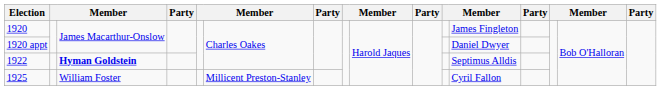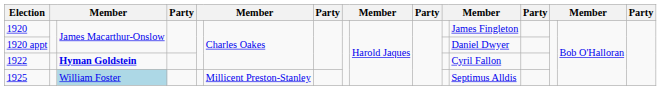(484, 61) Septimus Alldis -> (476, 61) Cyril Fallon
(90, 77) no background -> (90, 77) lightblue background
(476, 77) Cyril Fallon -> (484, 77) Septimus Alldis
